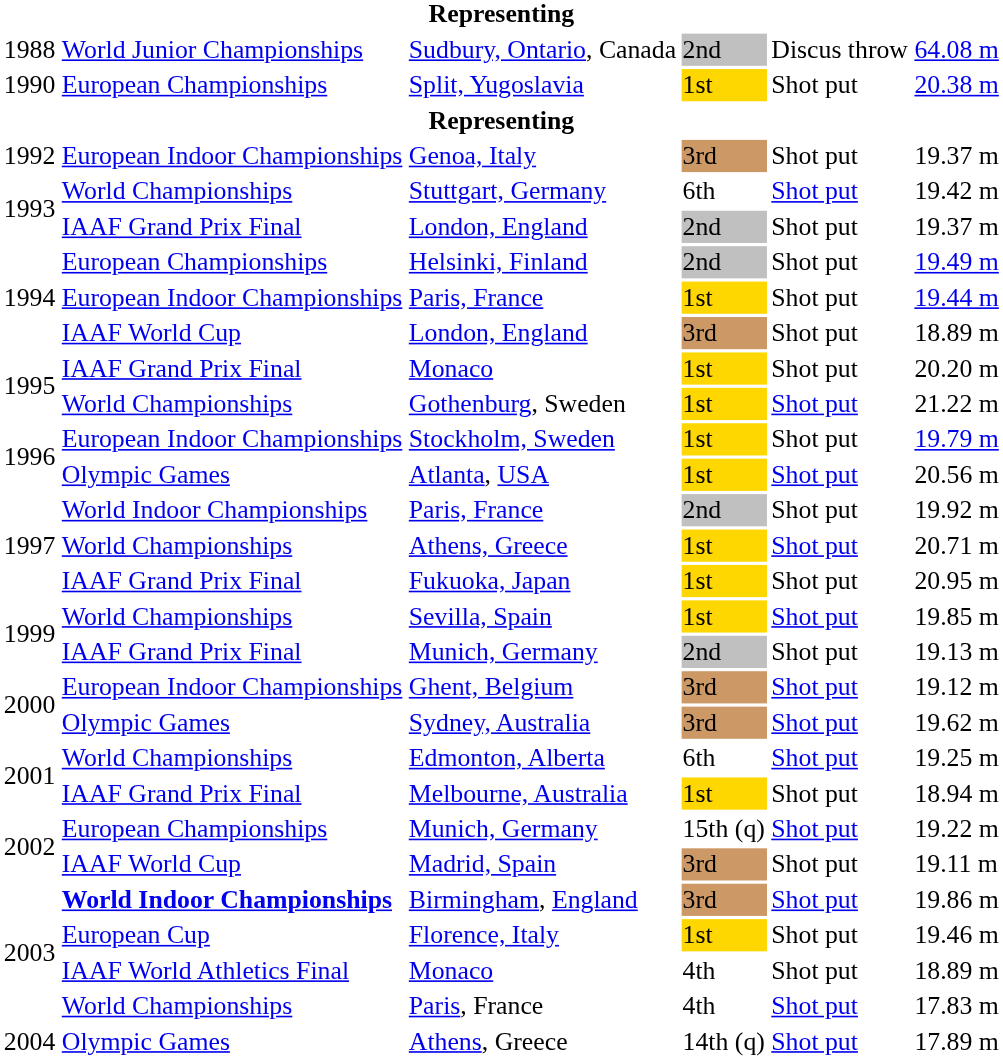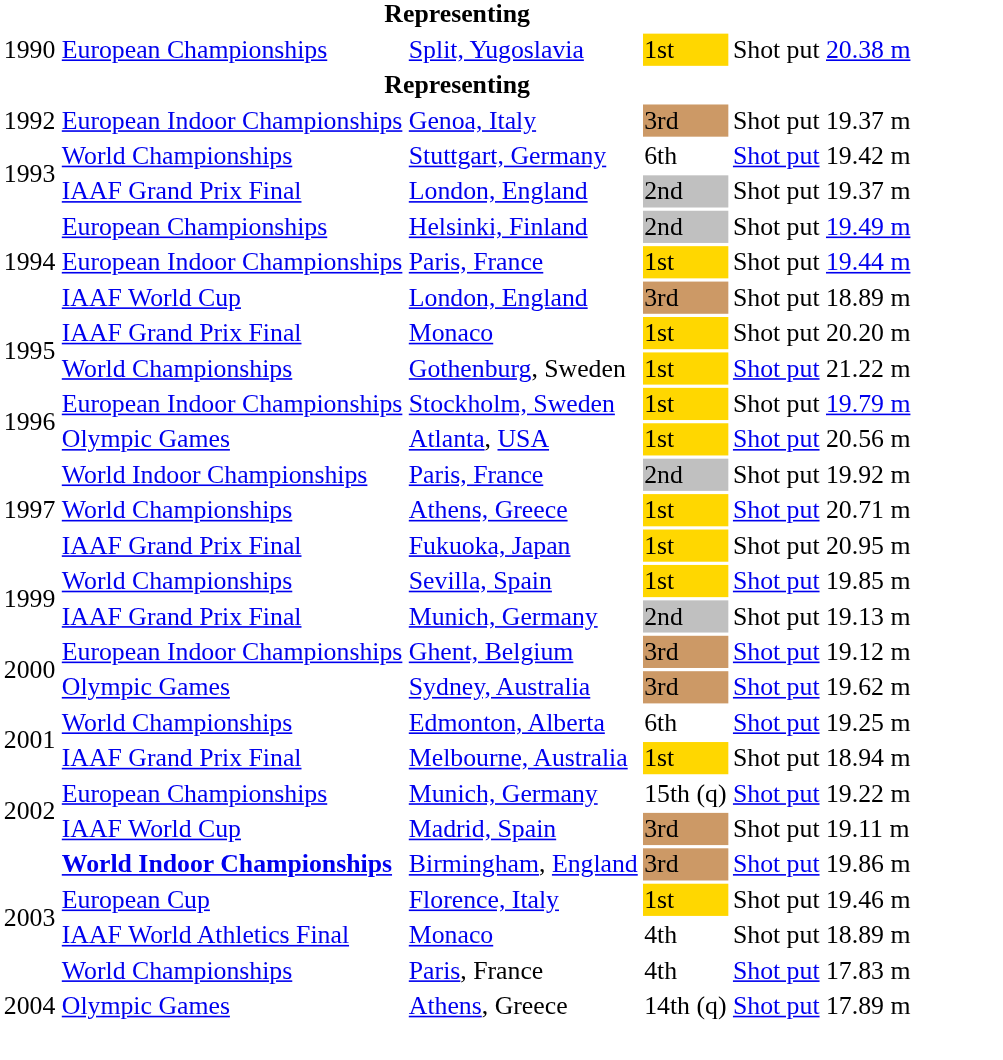- row: (30, 49)
